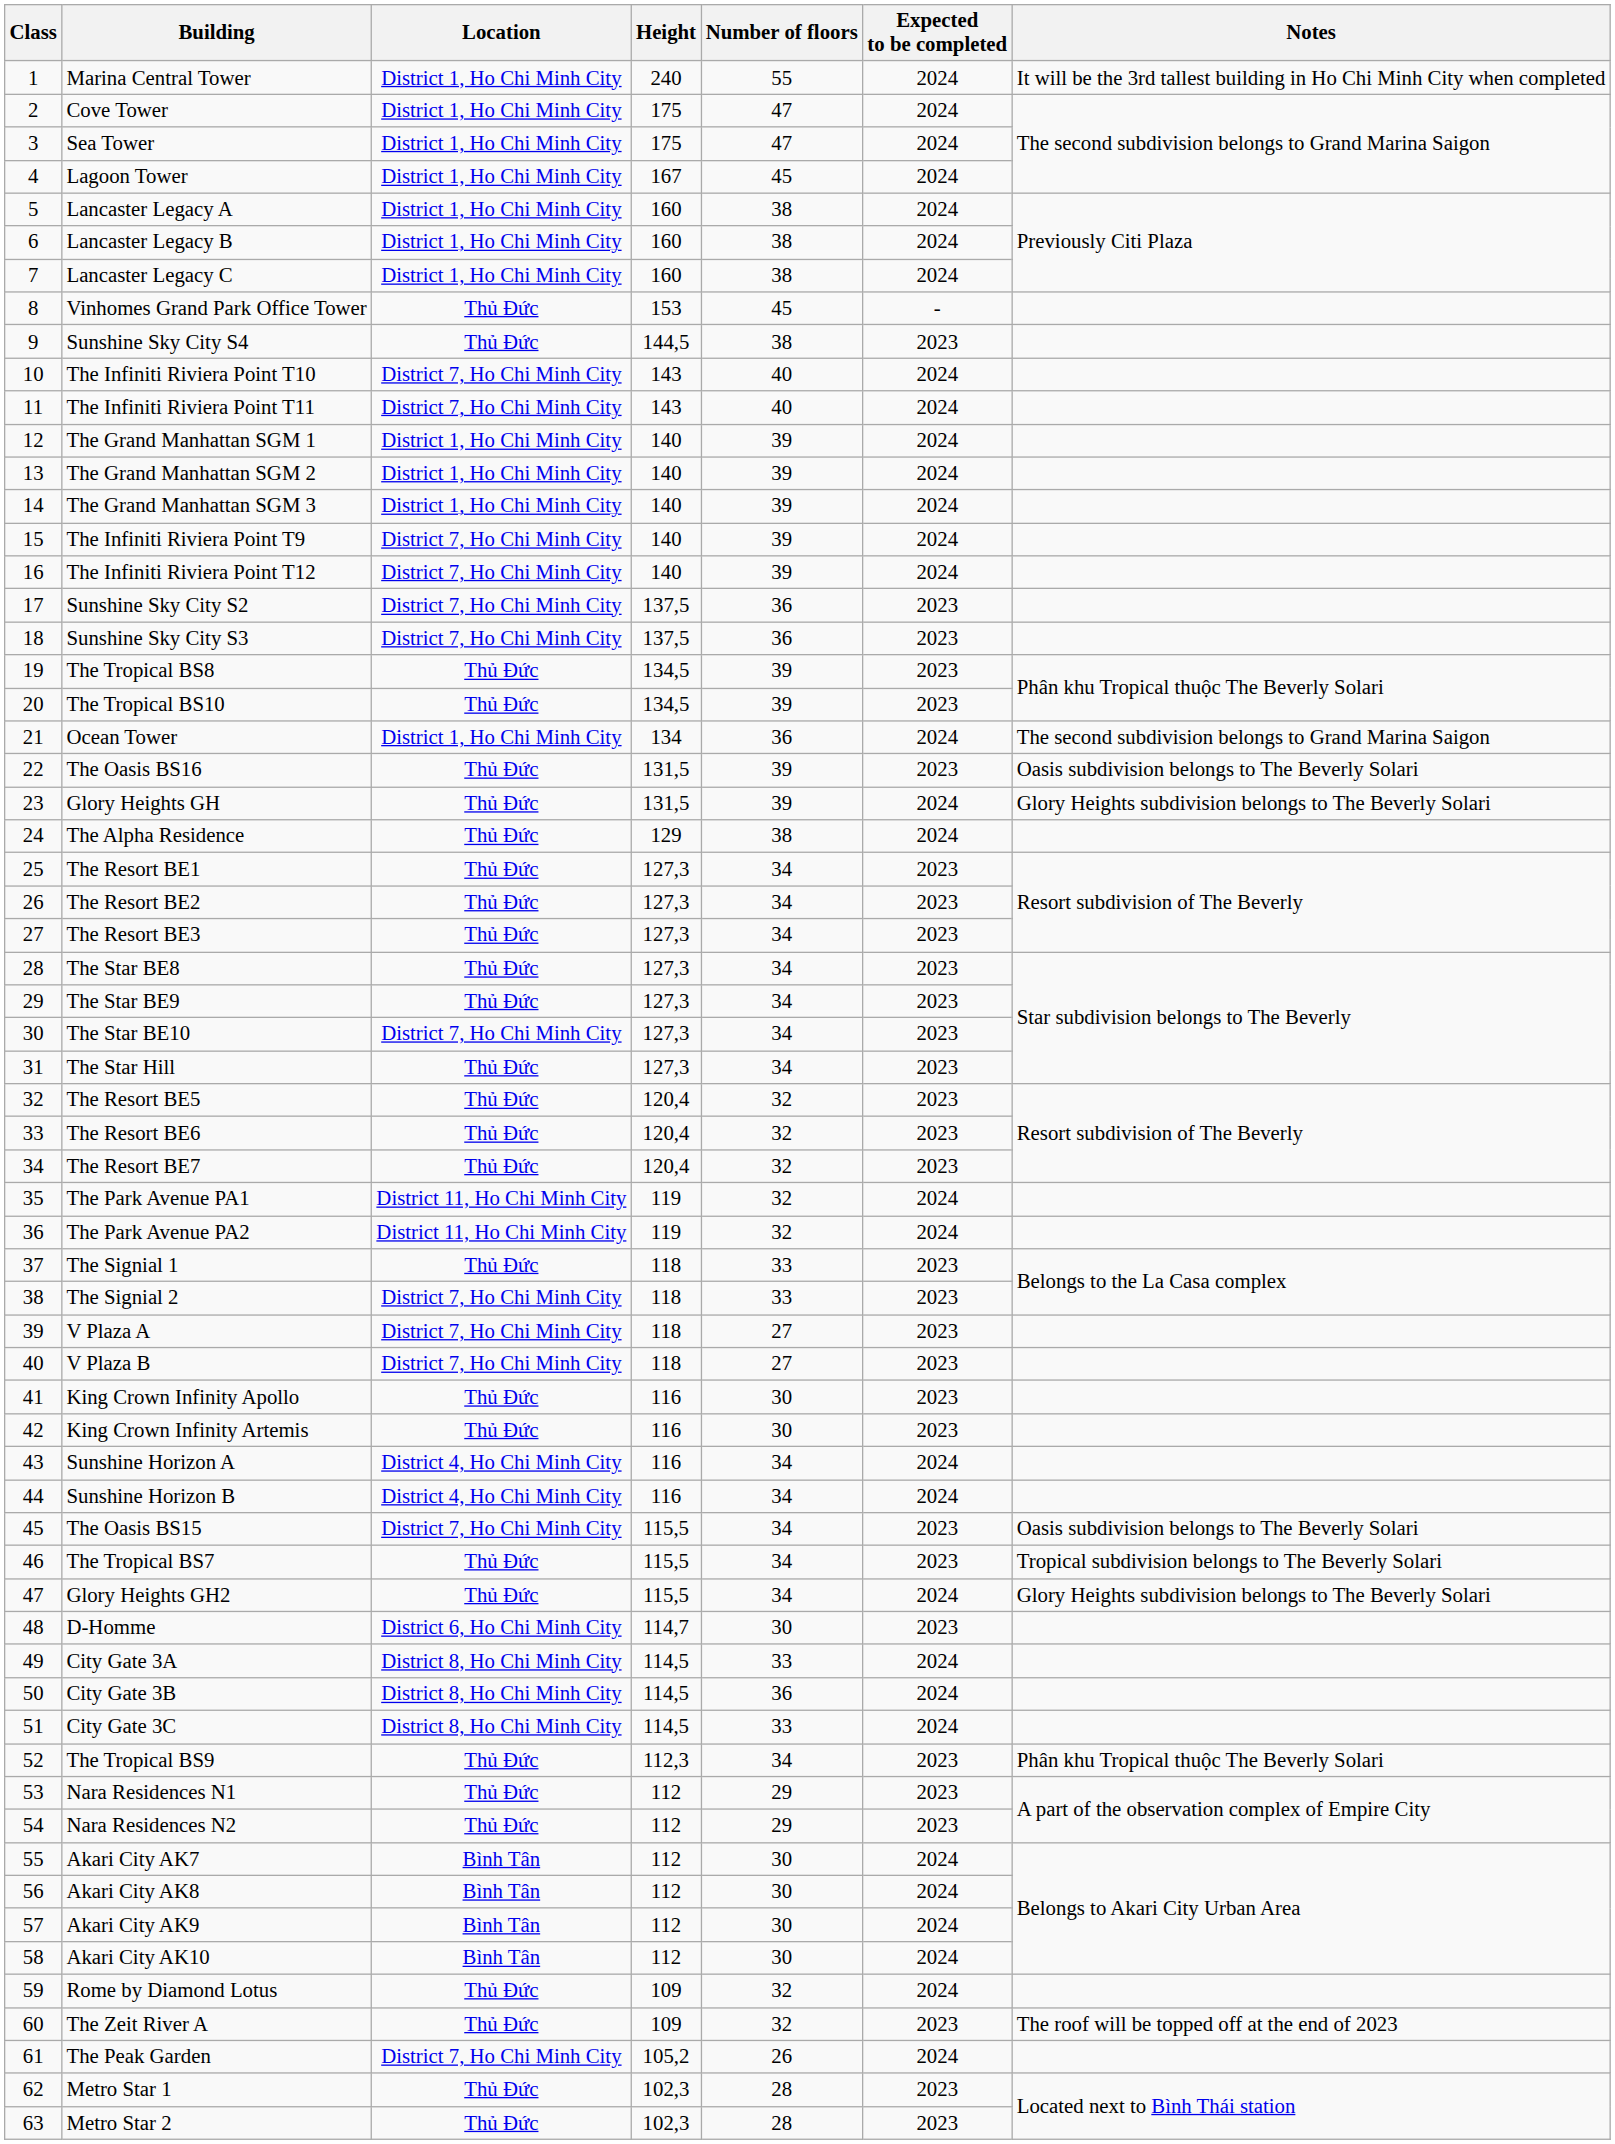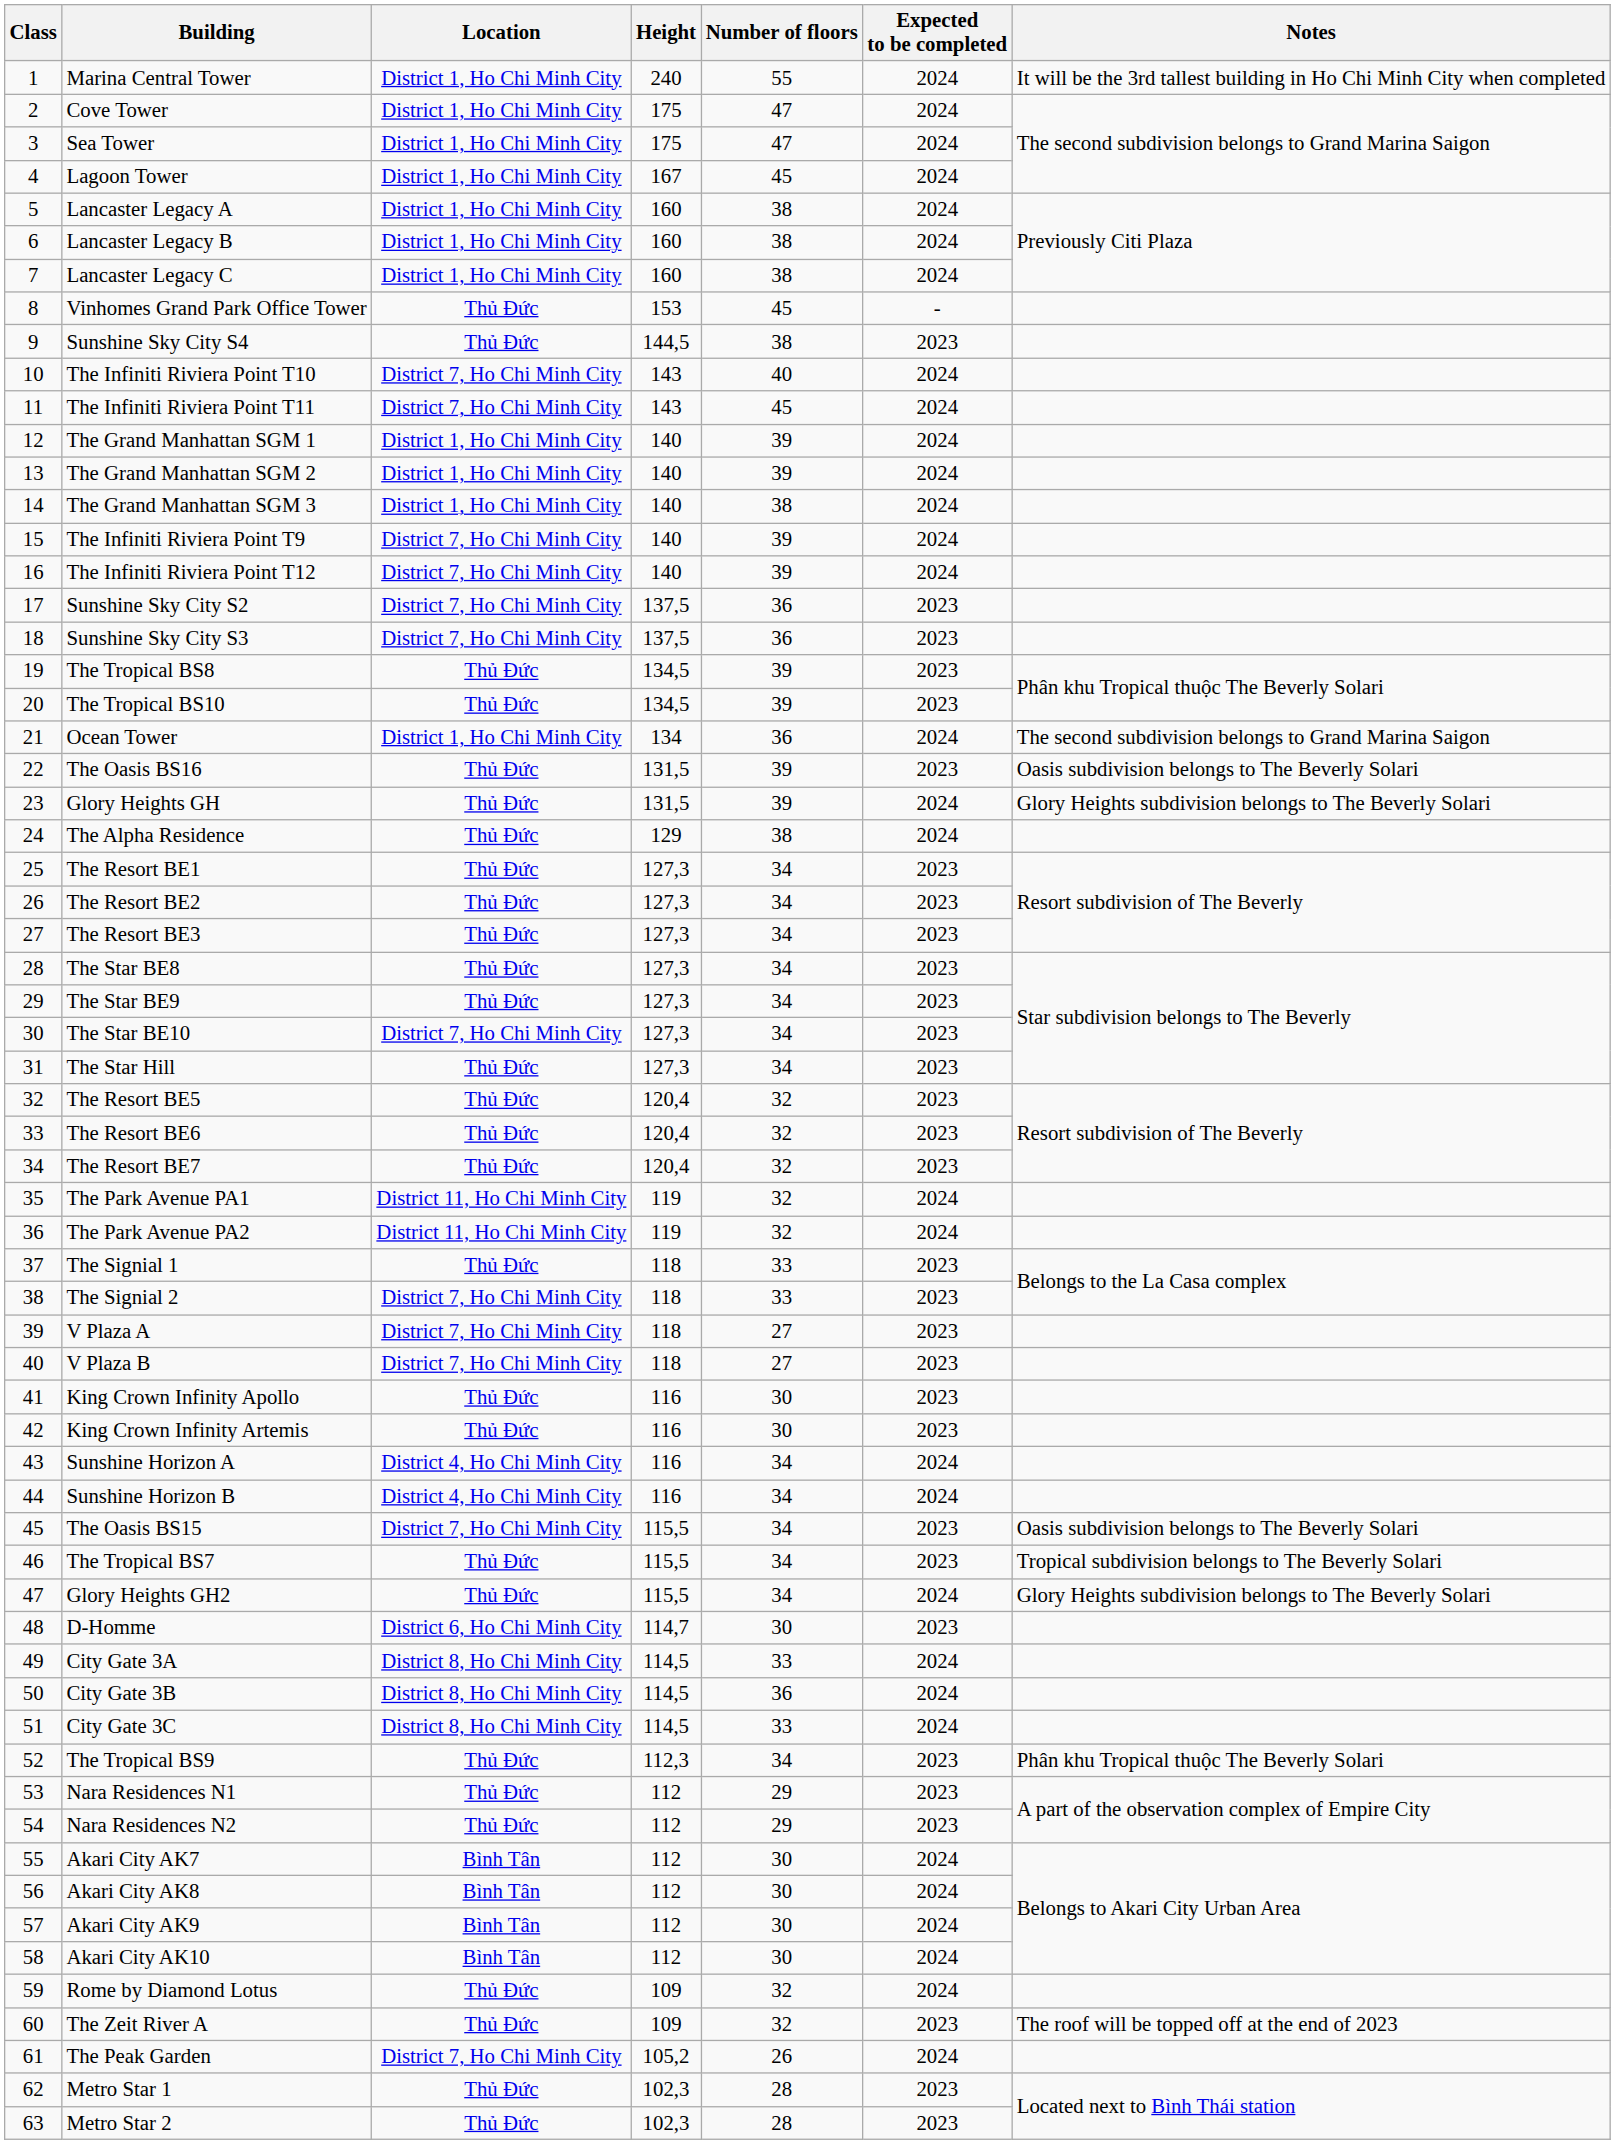(782, 407) 40 -> (782, 407) 45
(782, 506) 39 -> (782, 506) 38
